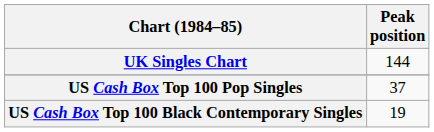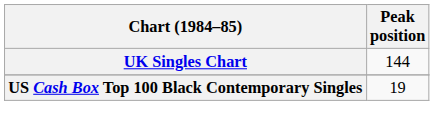- row: (185, 87)
